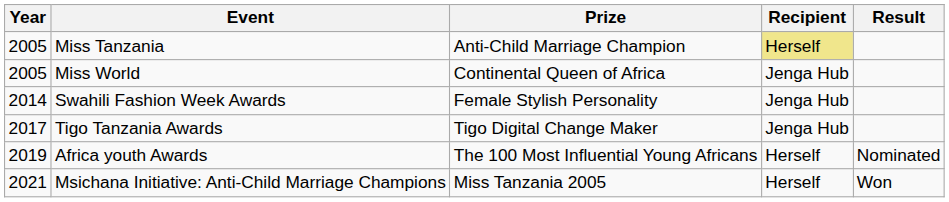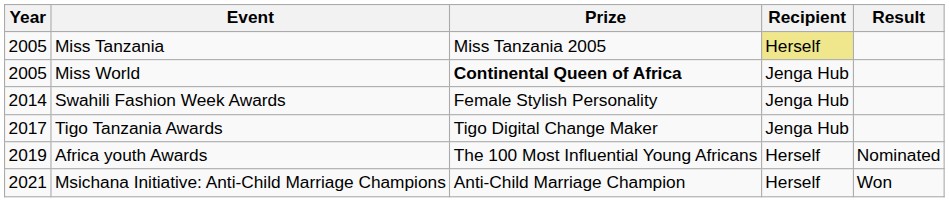(570, 45) Anti-Child Marriage Champion -> (530, 45) Miss Tanzania 2005
(559, 73) normal -> (568, 73) bold
(530, 182) Miss Tanzania 2005 -> (570, 182) Anti-Child Marriage Champion
